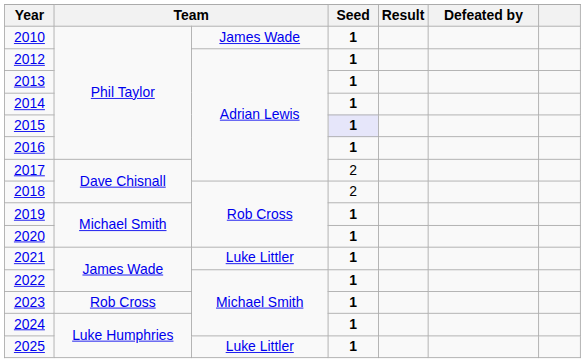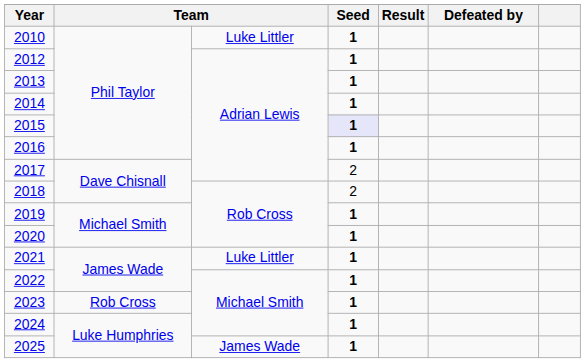(260, 37) James Wade -> (260, 37) Luke Littler
(260, 346) Luke Littler -> (260, 346) James Wade
